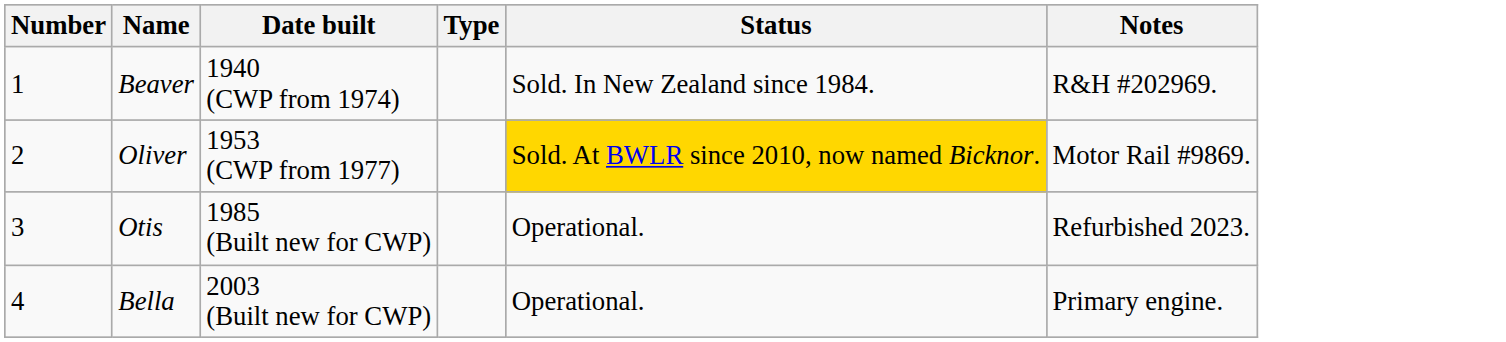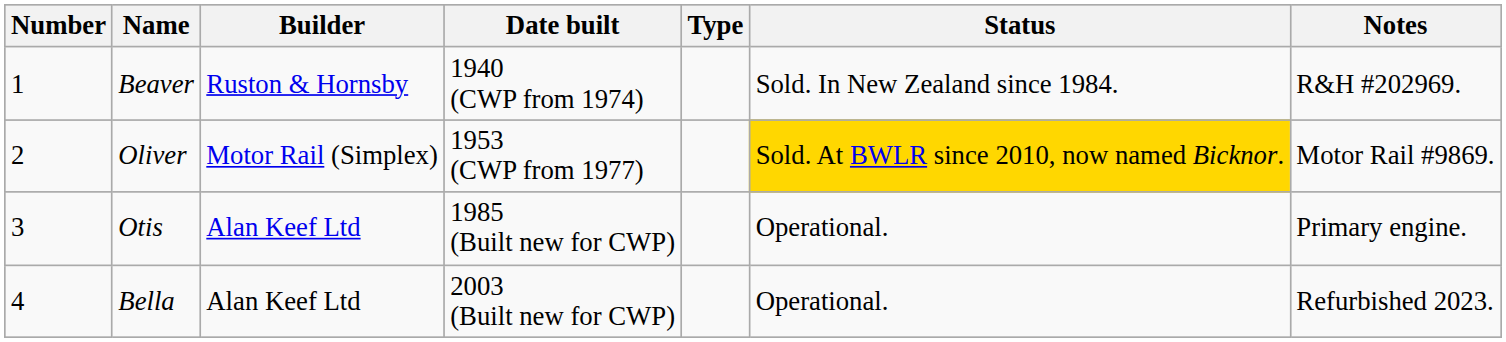+ column: (322, 25)
(1151, 227) Refurbished 2023. -> (1382, 227) Primary engine.
(1138, 300) Primary engine. -> (1395, 300) Refurbished 2023.
